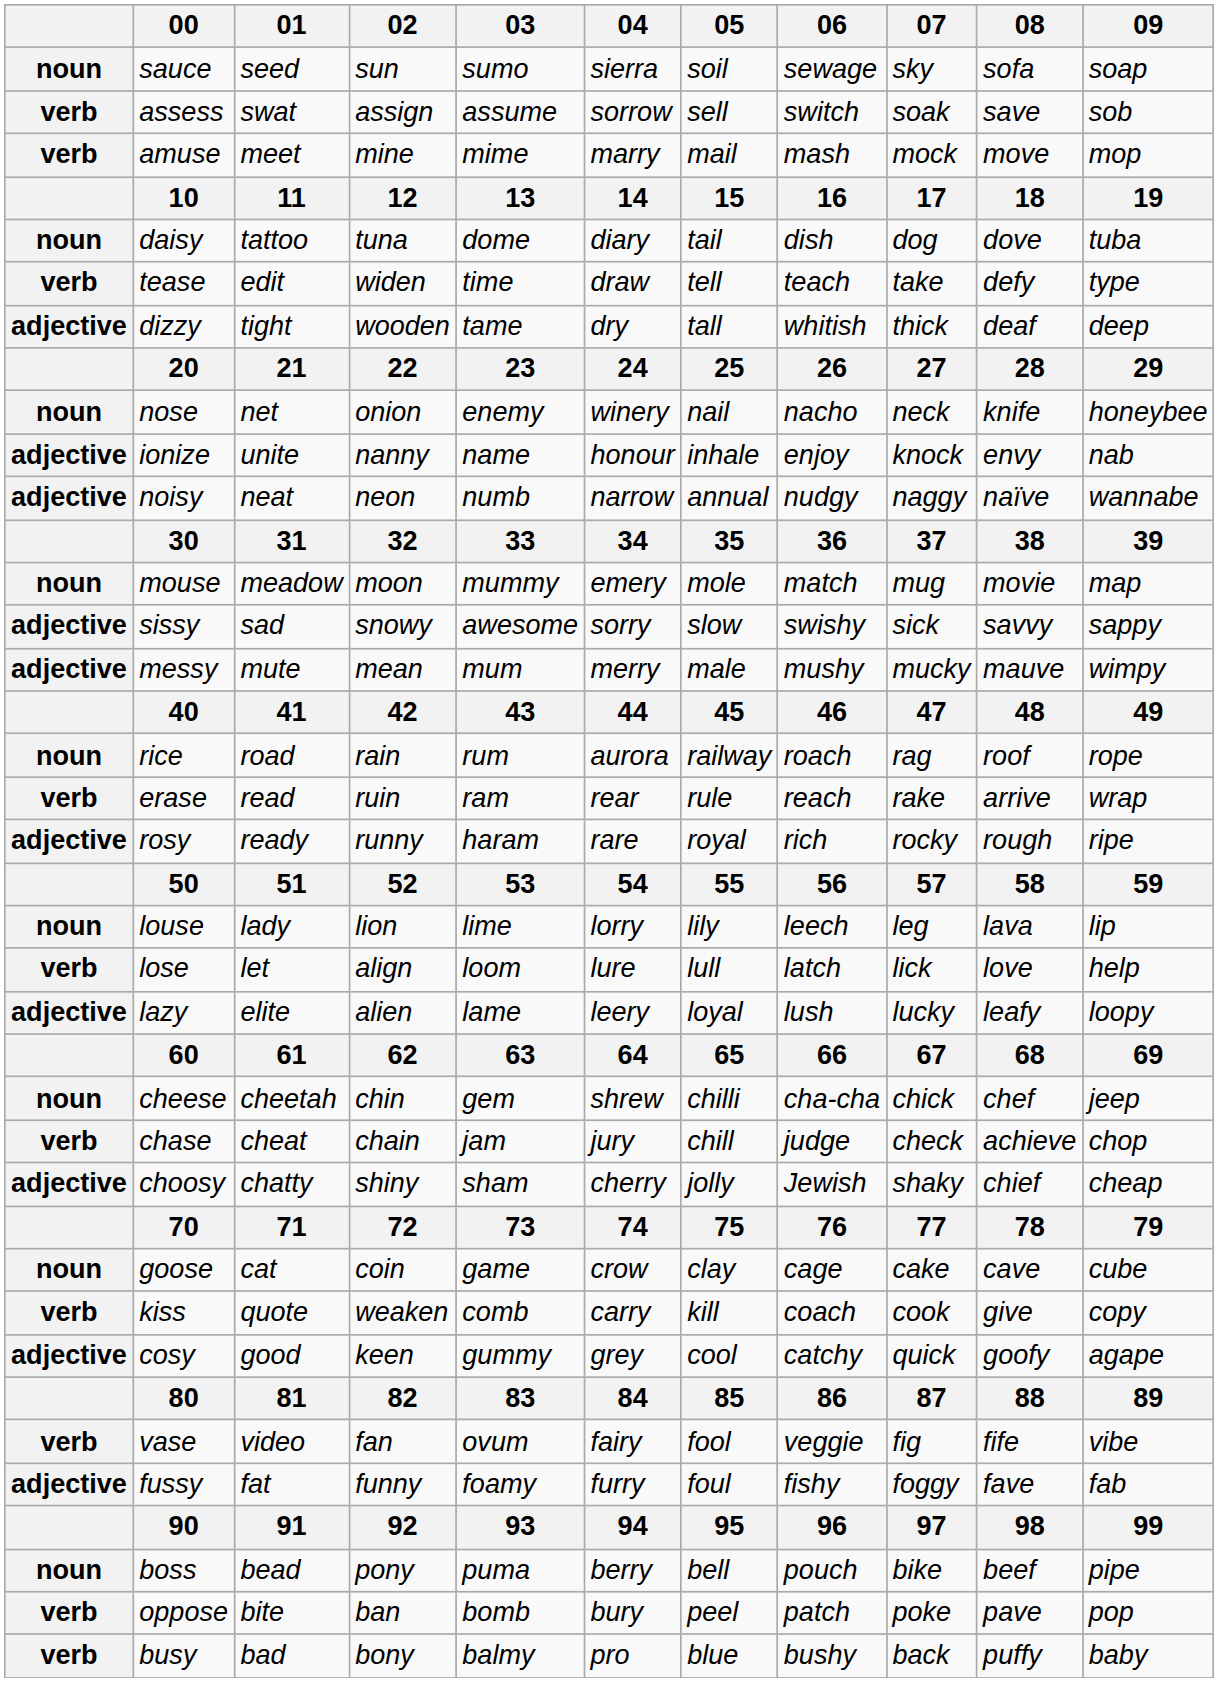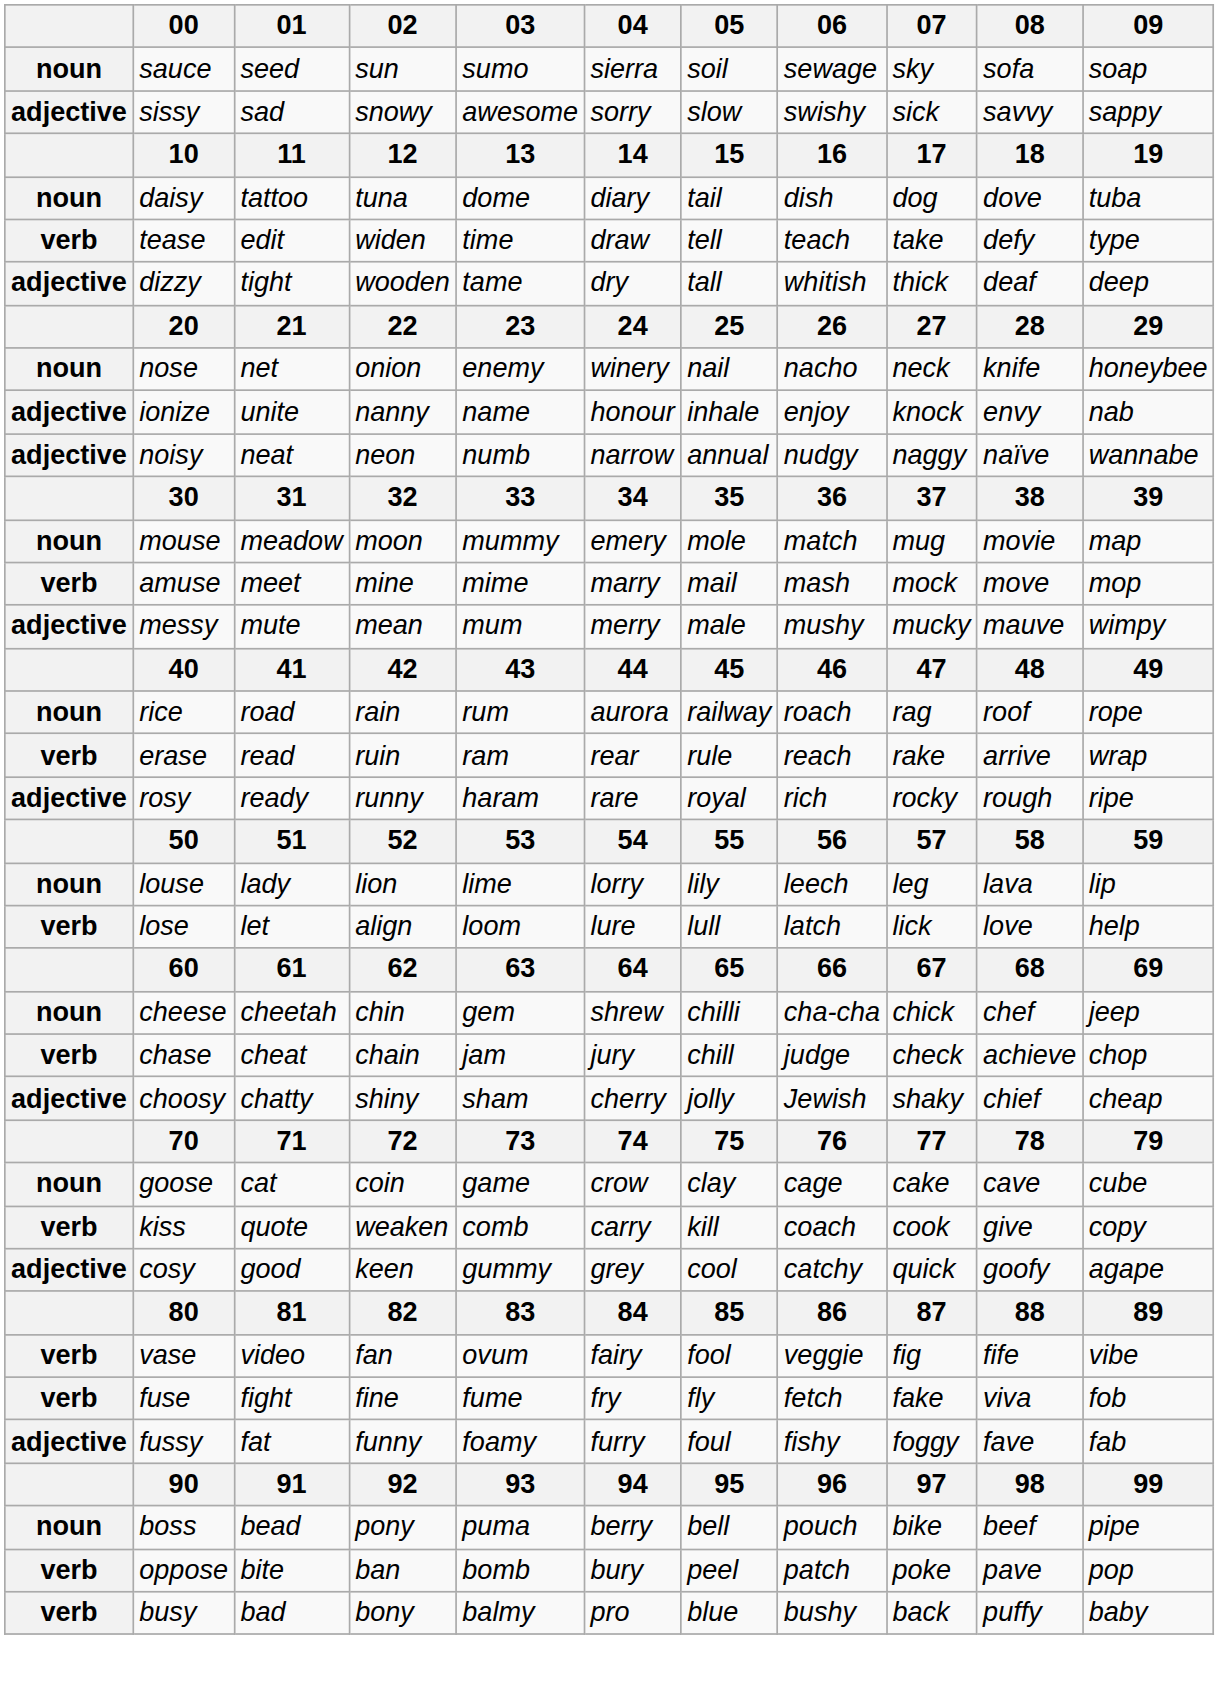- row: (181, 111)
rows swapped: (169, 626) <-> (180, 154)
- row: (163, 1012)
+ row: (165, 1398)
